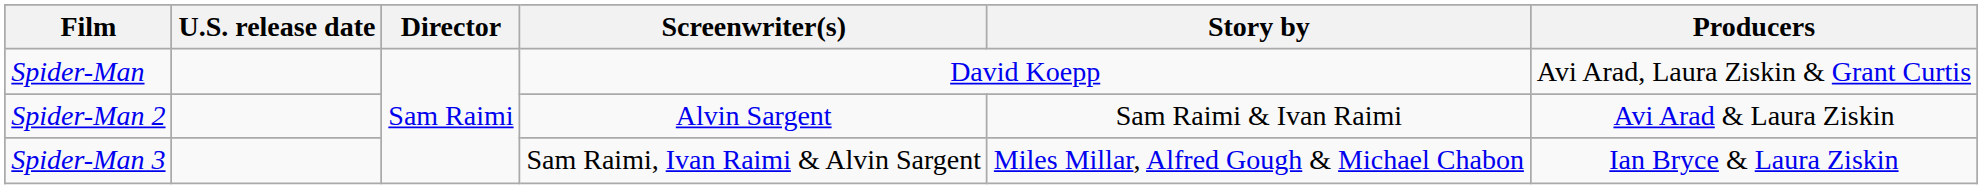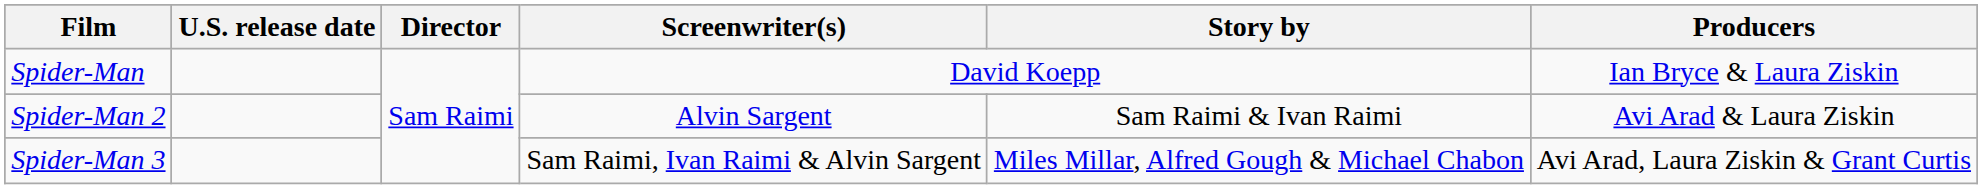(1754, 71) Avi Arad, Laura Ziskin & Grant Curtis -> (1754, 71) Ian Bryce & Laura Ziskin
(1754, 159) Ian Bryce & Laura Ziskin -> (1754, 159) Avi Arad, Laura Ziskin & Grant Curtis
